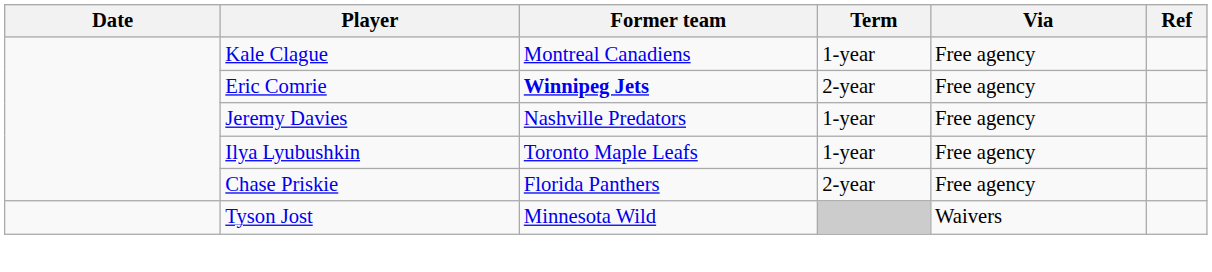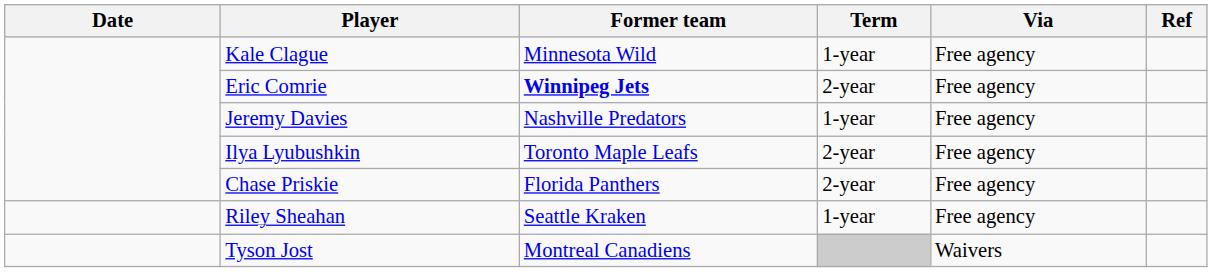(607, 53) Montreal Canadiens -> (590, 53) Minnesota Wild
(849, 151) 1-year -> (849, 151) 2-year
+ row: (285, 217)
(590, 217) Minnesota Wild -> (607, 250) Montreal Canadiens
